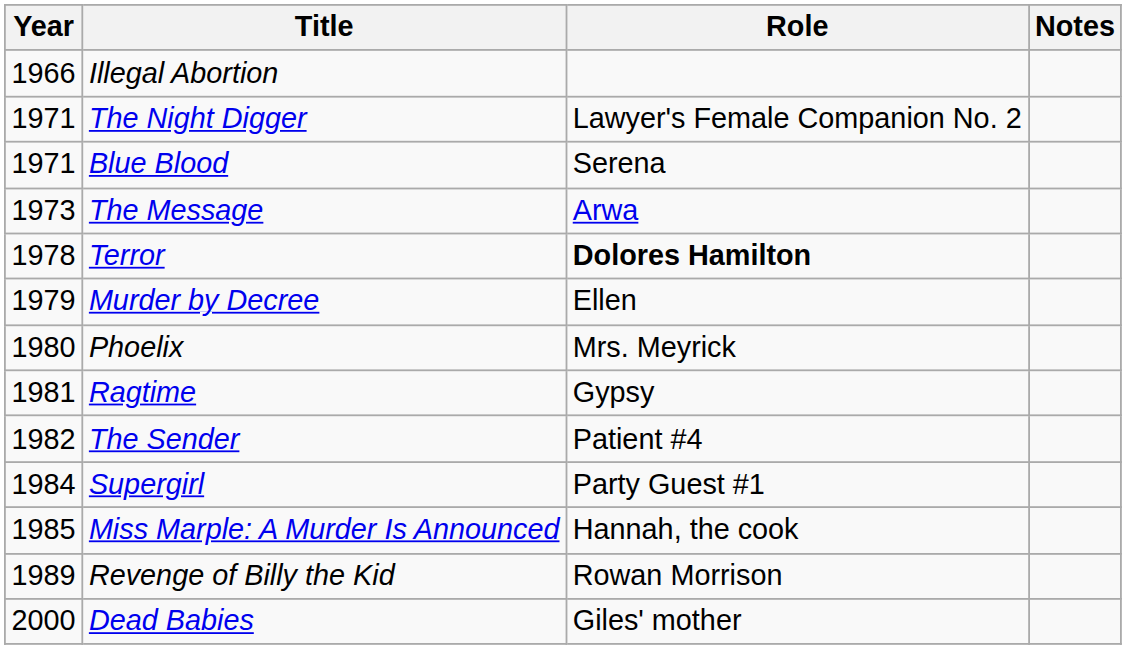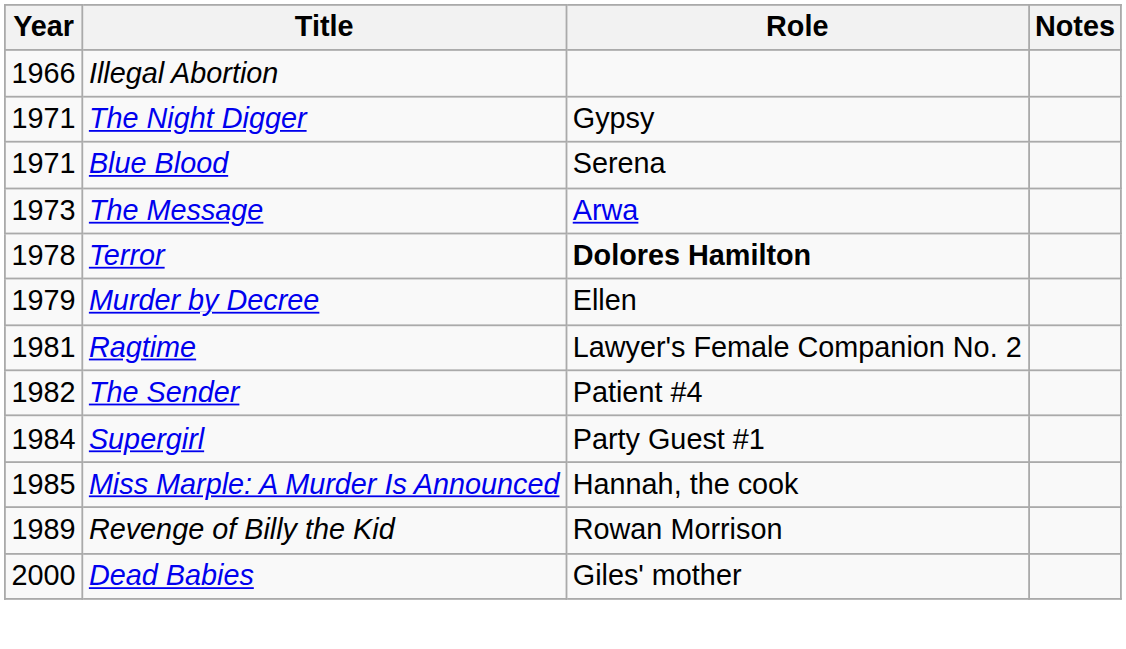(797, 118) Lawyer's Female Companion No. 2 -> (614, 118) Gypsy
- row: (136, 347)
(614, 392) Gypsy -> (797, 347) Lawyer's Female Companion No. 2
